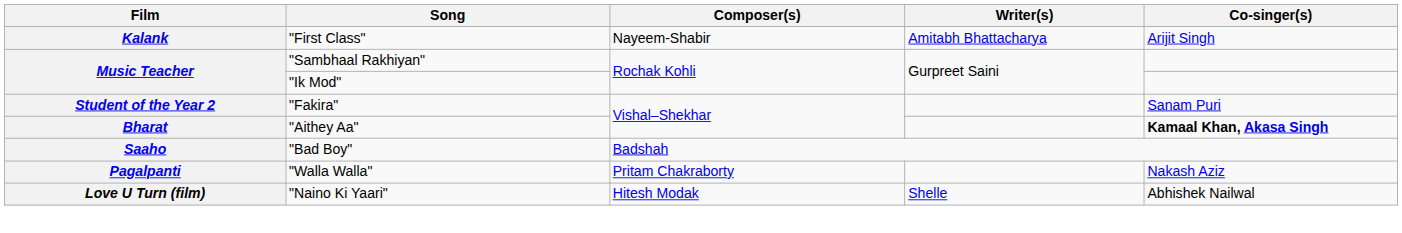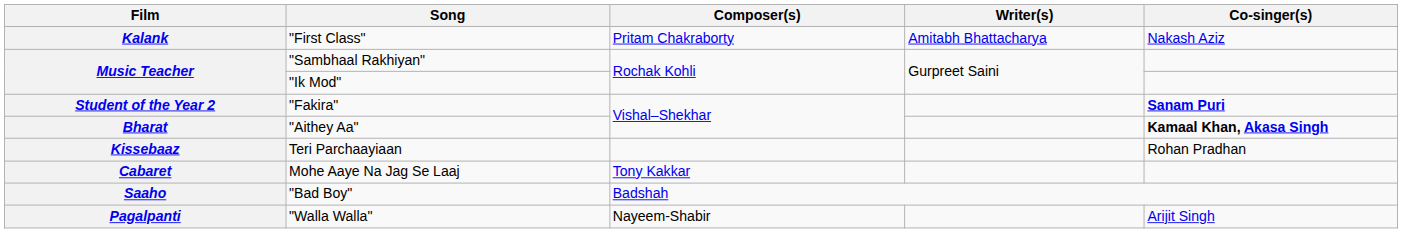(662, 37) Nayeem-Shabir -> (673, 37) Pritam Chakraborty
(1181, 37) Arijit Singh -> (1186, 37) Nakash Aziz
(1184, 104) normal -> (1186, 104) bold
+ row: (145, 149)
+ row: (145, 171)
(673, 171) Pritam Chakraborty -> (662, 216) Nayeem-Shabir
(1186, 171) Nakash Aziz -> (1181, 216) Arijit Singh
- row: (145, 194)
